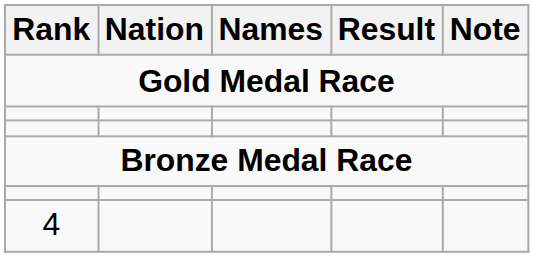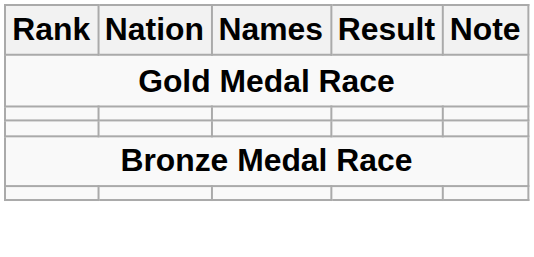- row: (51, 225)
